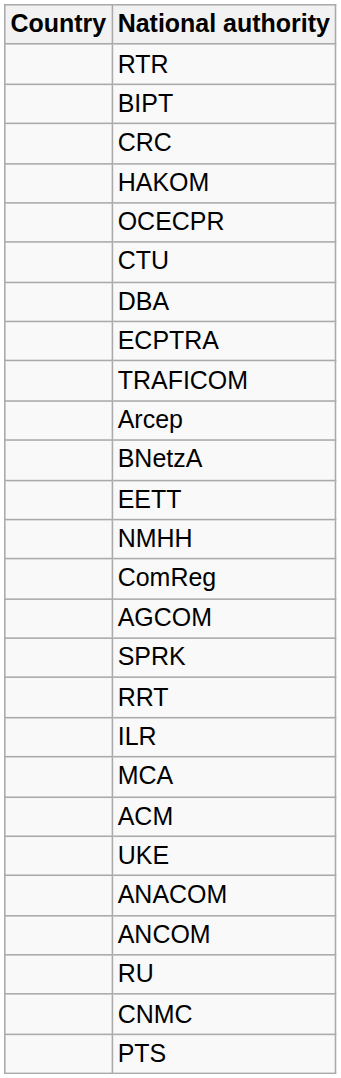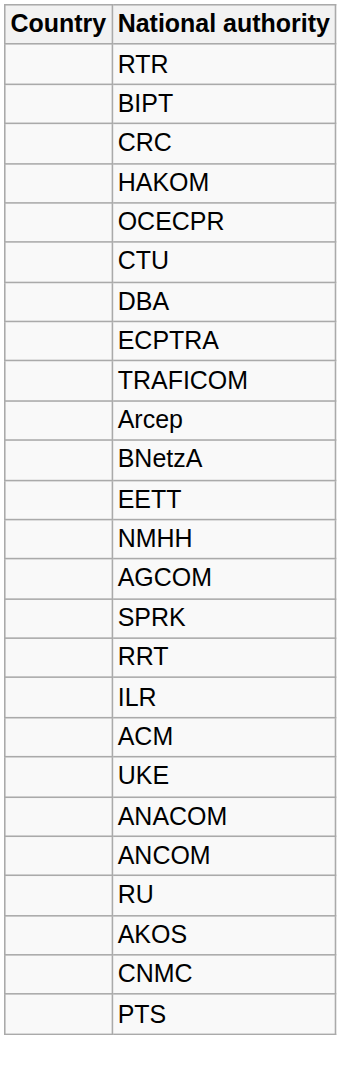- row: (167, 578)
- row: (145, 776)
+ row: (152, 934)
